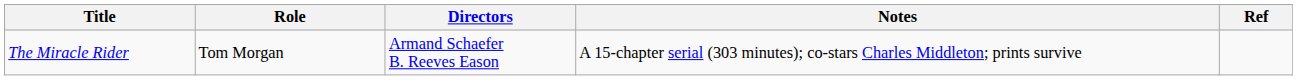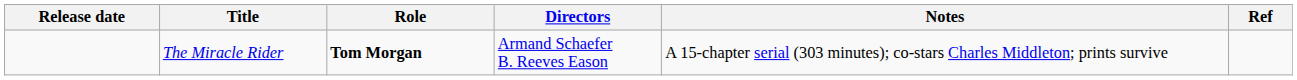+ column: (82, 17)
(241, 52) normal -> (376, 52) bold
